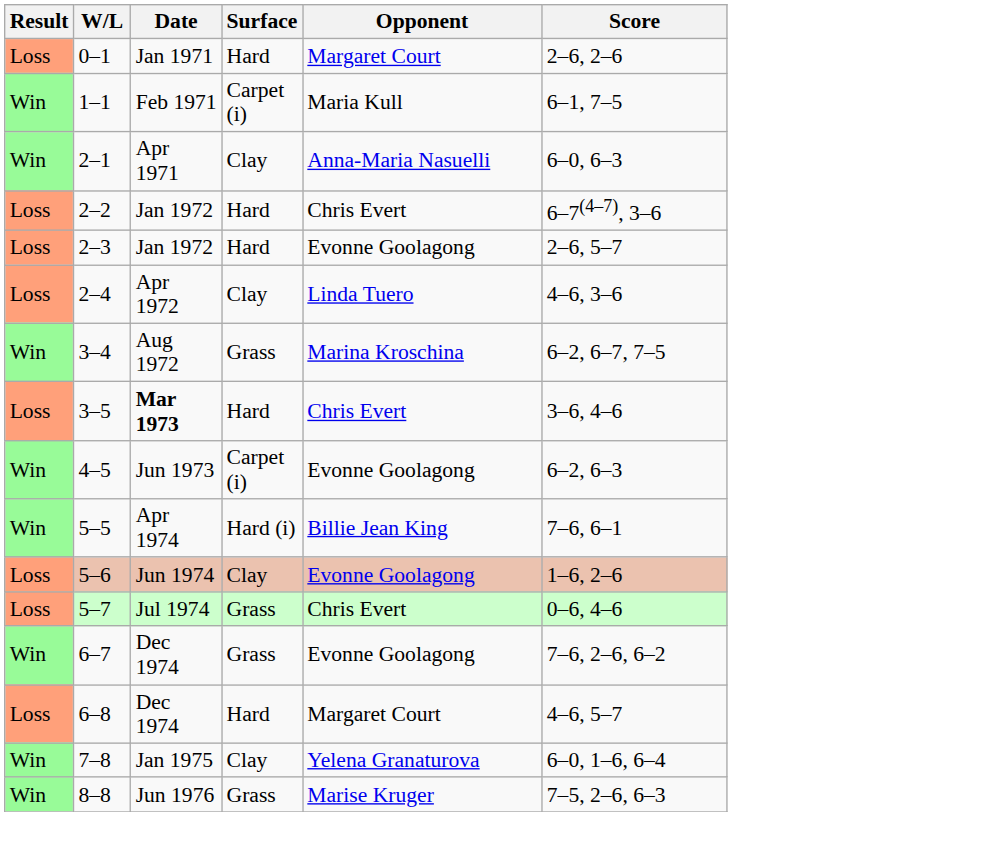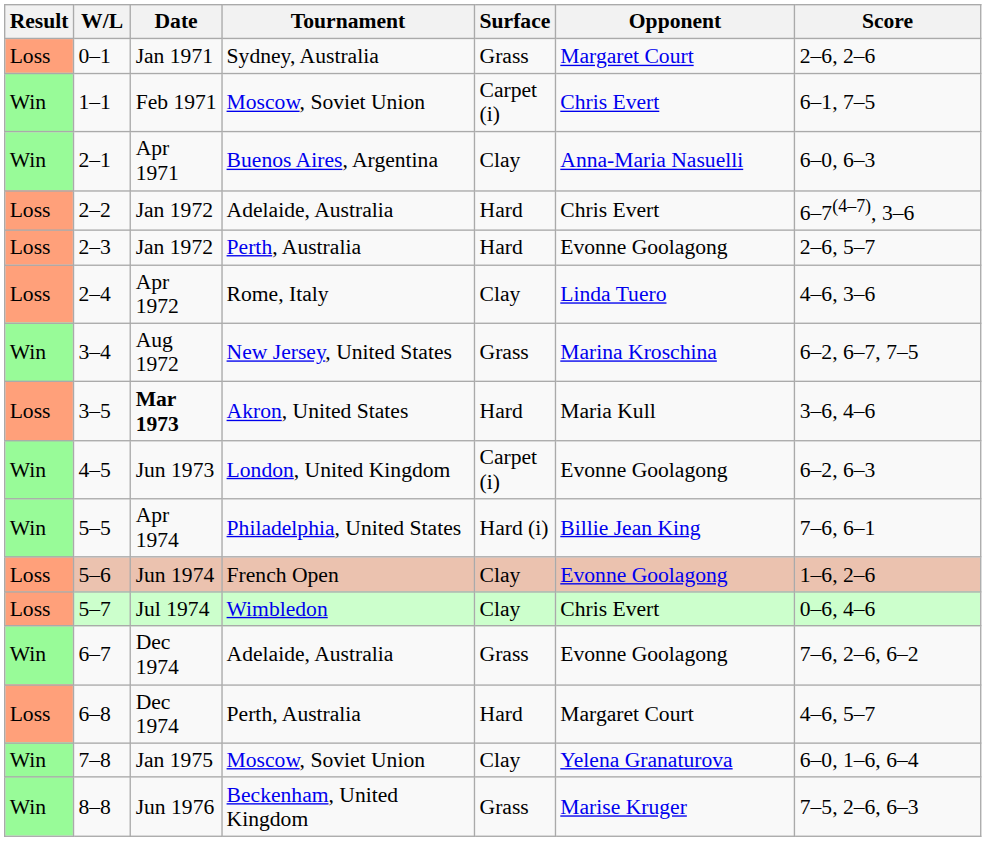+ column: (348, 21)
(248, 55) Hard -> (504, 55) Grass
(355, 102) Maria Kull -> (610, 102) Chris Evert
(357, 410) Chris Evert -> (608, 410) Maria Kull
(251, 608) Grass -> (500, 608) Clay
